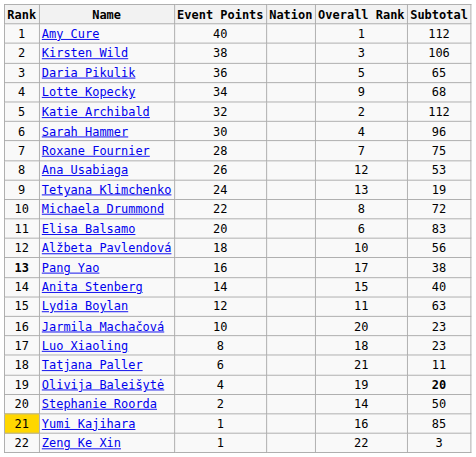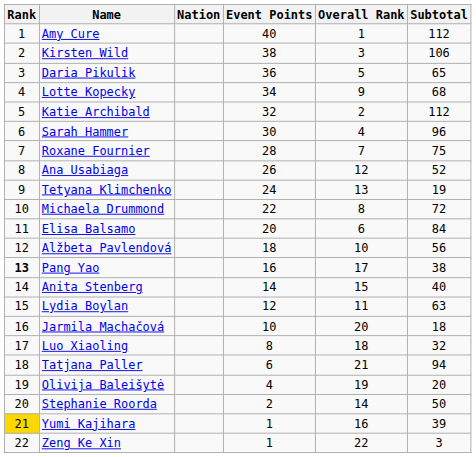columns swapped: (291, 14) <-> (220, 14)
(439, 170) 53 -> (439, 170) 52
(439, 229) 83 -> (439, 229) 84
(439, 326) 23 -> (439, 326) 18
(439, 346) 23 -> (439, 346) 32
(439, 365) 11 -> (439, 365) 94
(439, 385) bold -> (439, 385) normal
(439, 424) 85 -> (439, 424) 39
